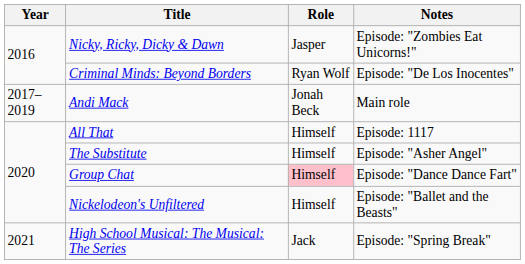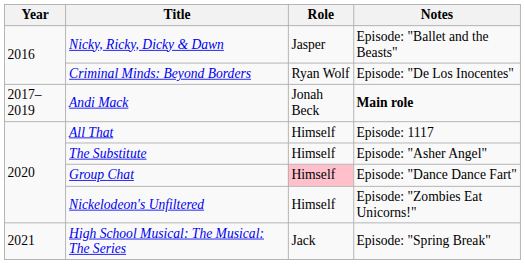(419, 44) Episode: "Zombies Eat Unicorns!" -> (423, 44) Episode: "Ballet and the Beasts"
(383, 102) normal -> (385, 102) bold
(423, 204) Episode: "Ballet and the Beasts" -> (419, 204) Episode: "Zombies Eat Unicorns!"
